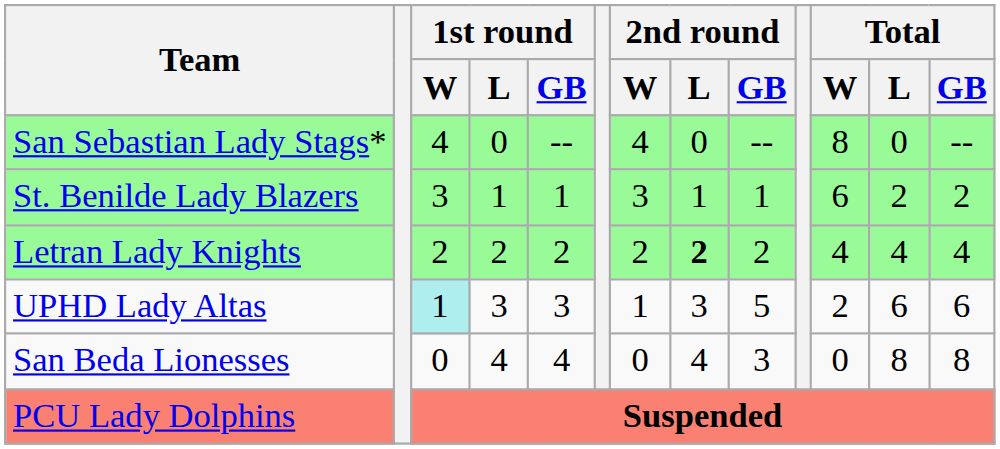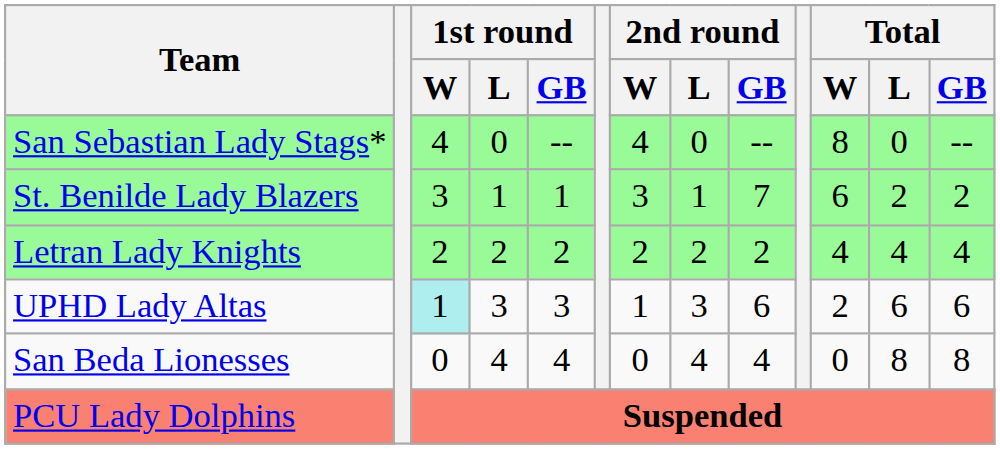(762, 196) 1 -> (762, 196) 7
(699, 251) bold -> (699, 251) normal
(762, 305) 5 -> (762, 305) 6
(762, 360) 3 -> (762, 360) 4
